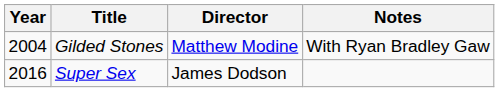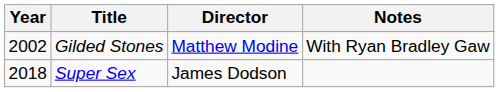(28, 45) 2004 -> (28, 45) 2002
(28, 73) 2016 -> (28, 73) 2018
